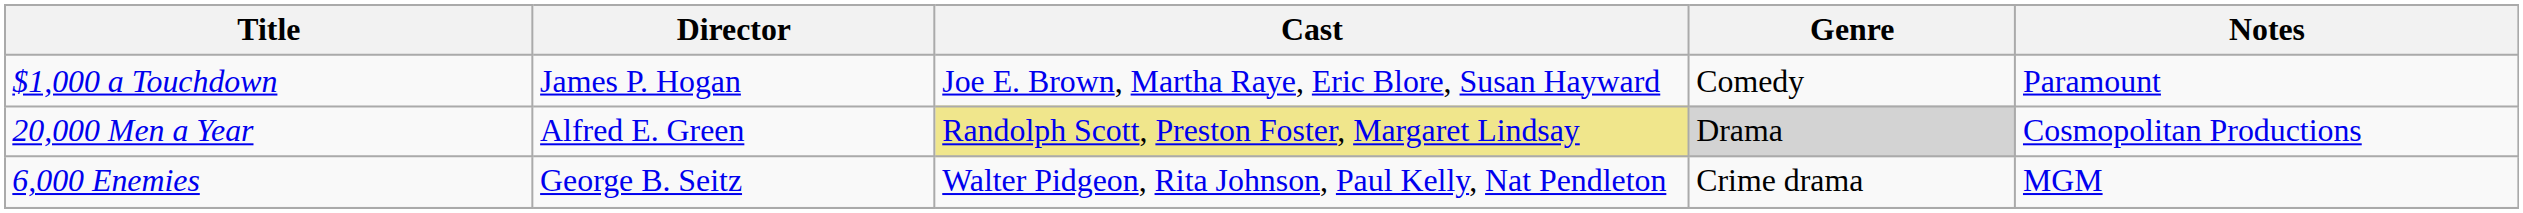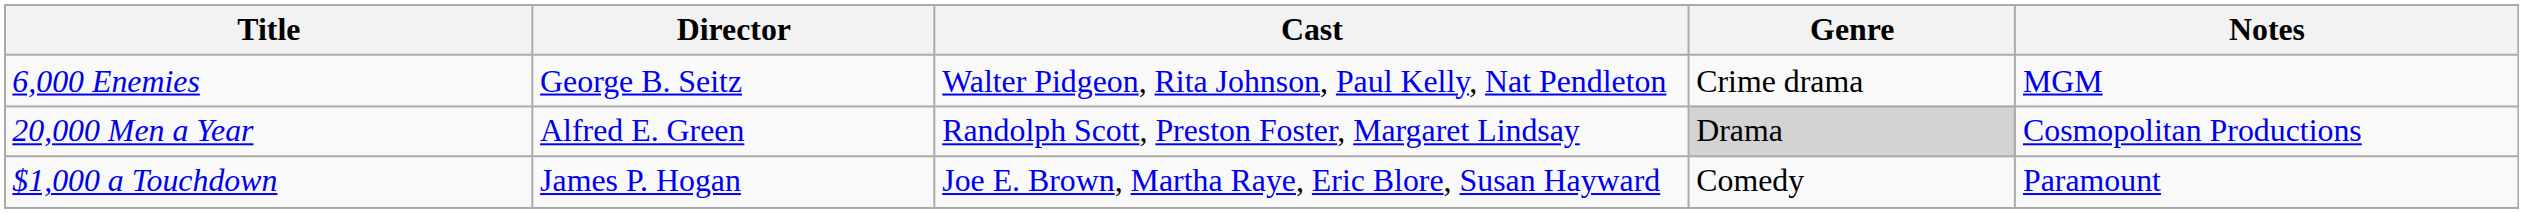rows swapped: (145, 80) <-> (106, 181)
(1261, 130) khaki background -> (1261, 130) no background
